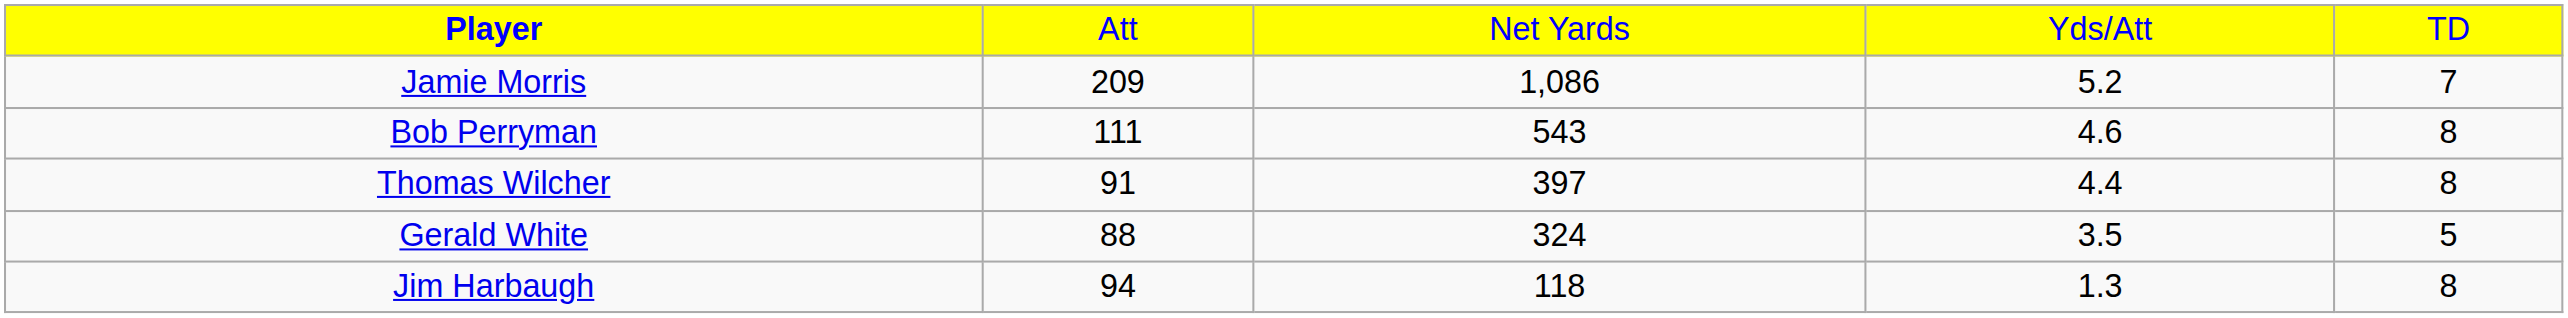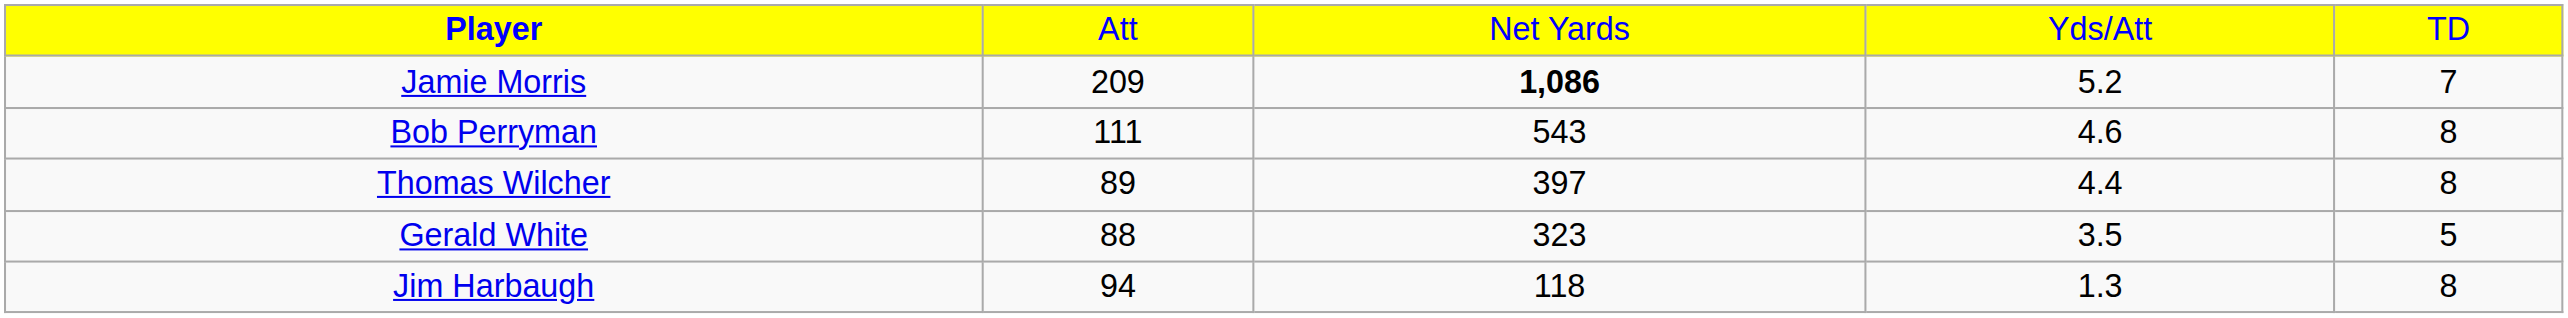(1560, 81) normal -> (1560, 81) bold
(1118, 183) 91 -> (1118, 183) 89
(1560, 235) 324 -> (1560, 235) 323
